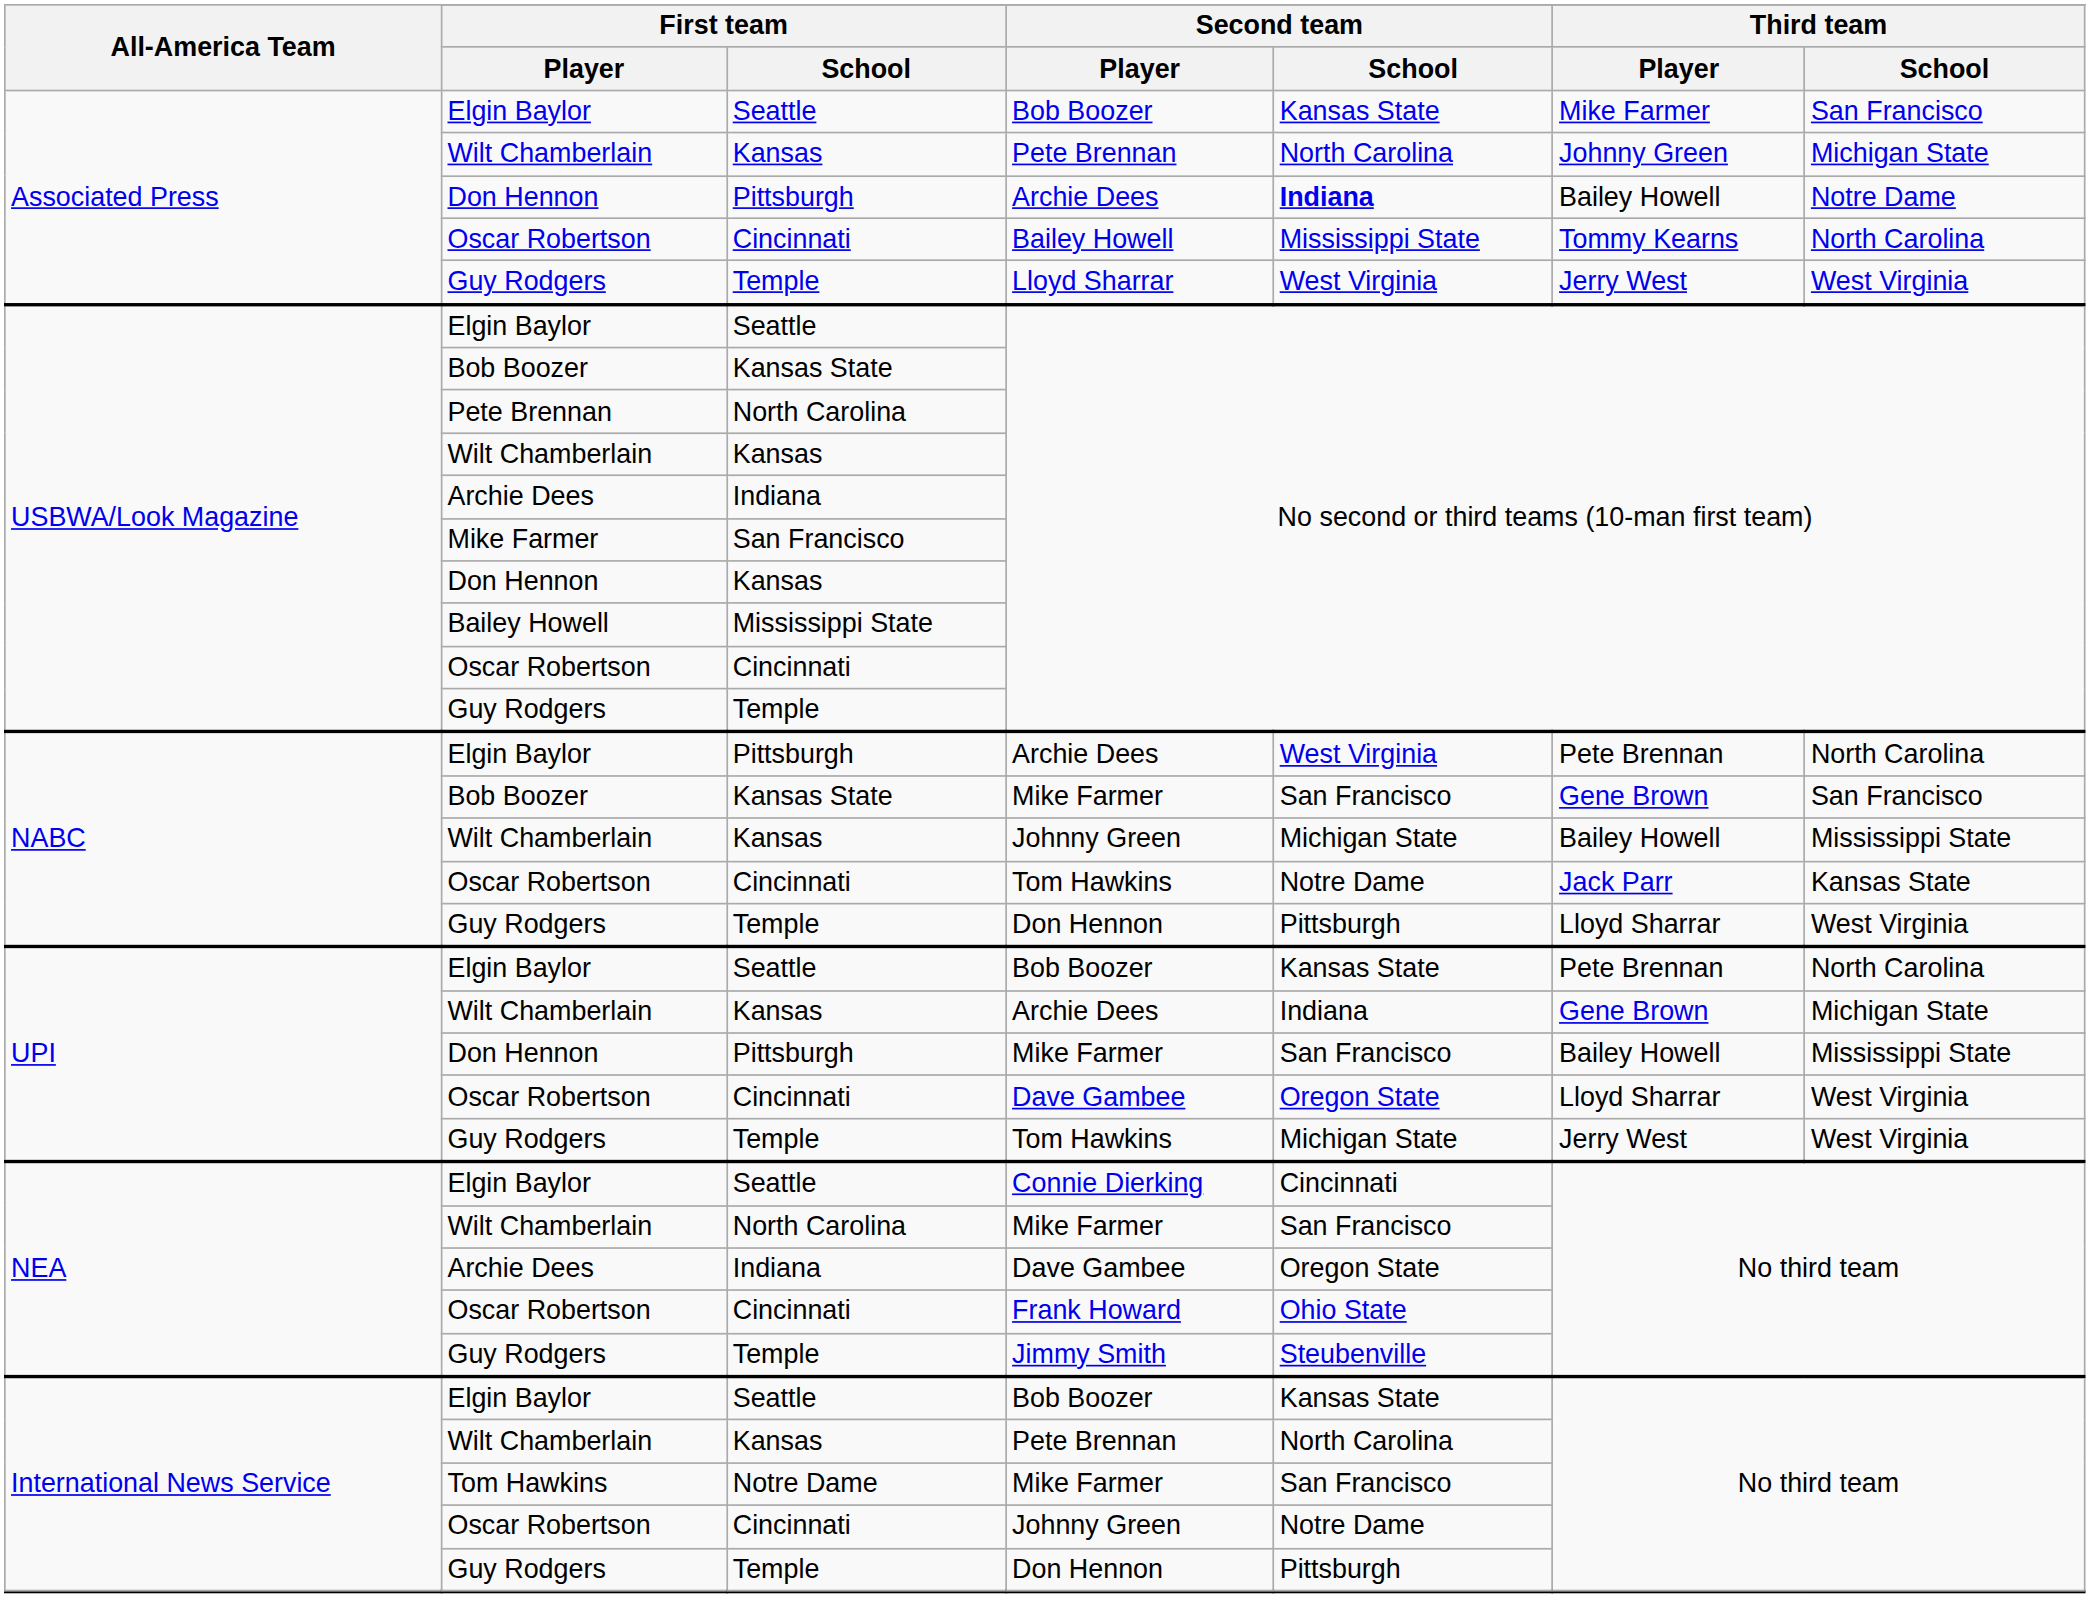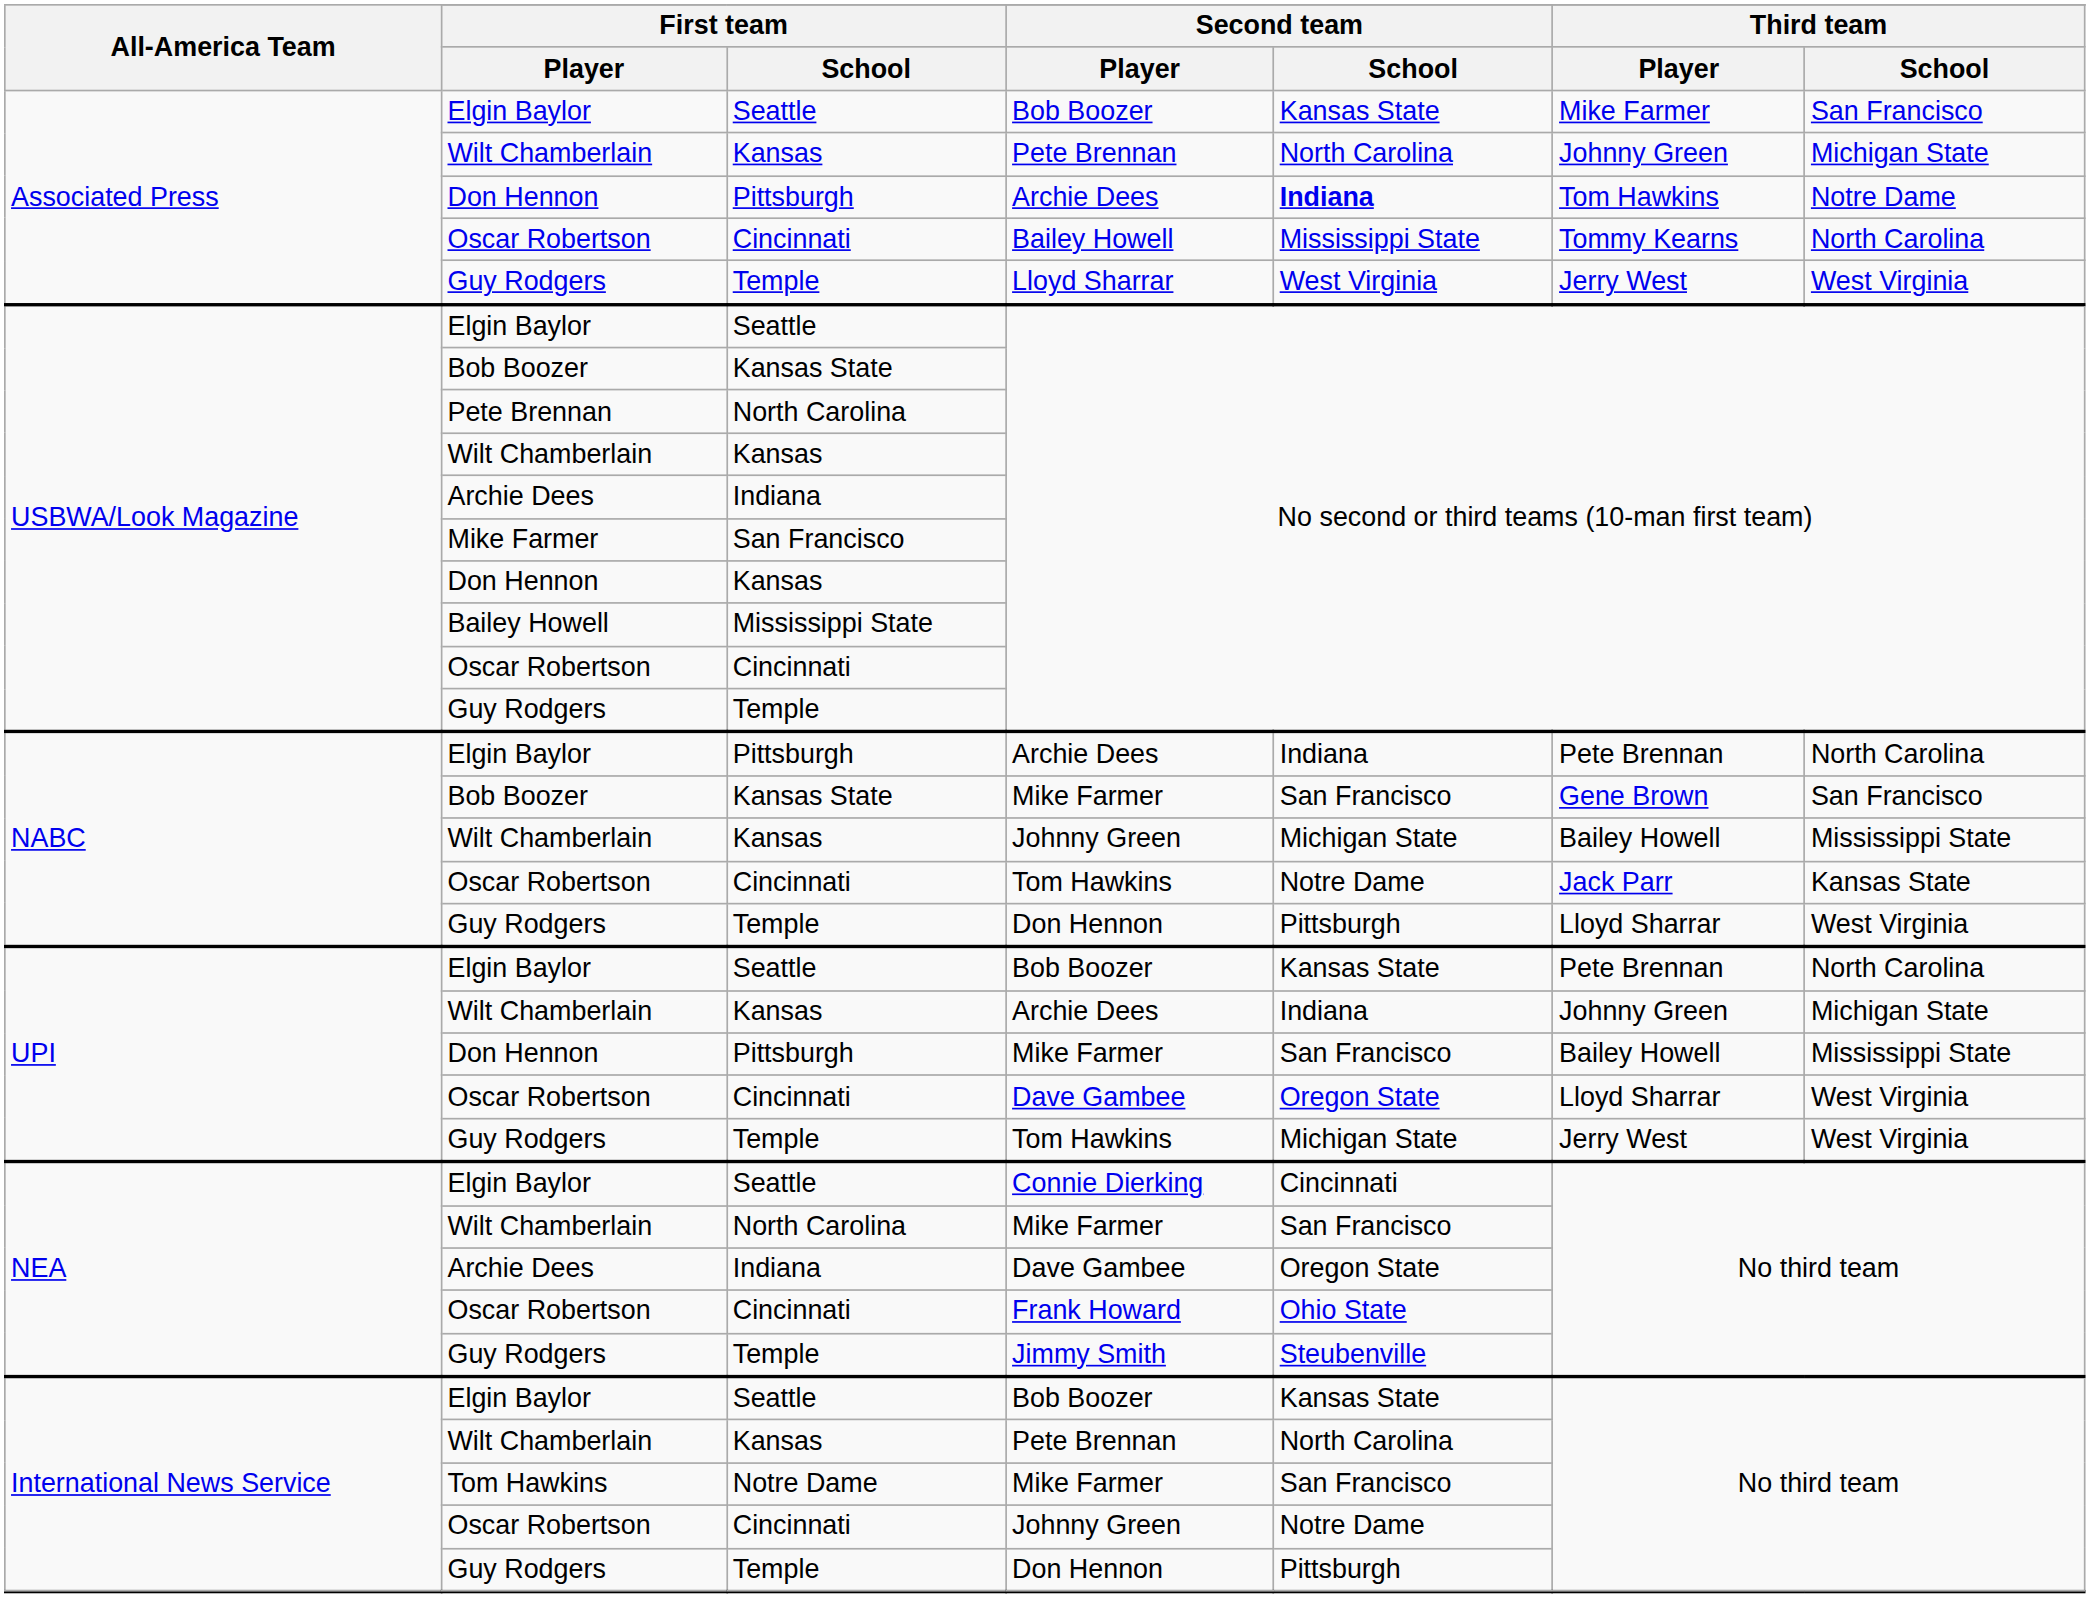(1640, 196) Bailey Howell -> (1639, 196) Tom Hawkins
(1358, 753) West Virginia -> (1324, 753) Indiana
(1634, 1011) Gene Brown -> (1643, 1011) Johnny Green
